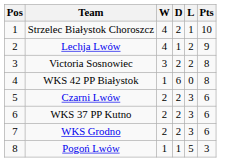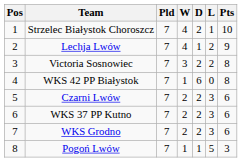+ column: (167, 13)
